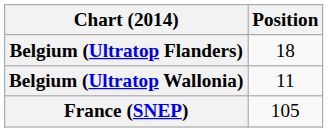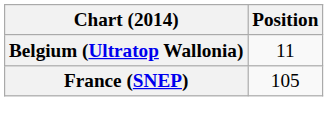- row: (126, 50)
